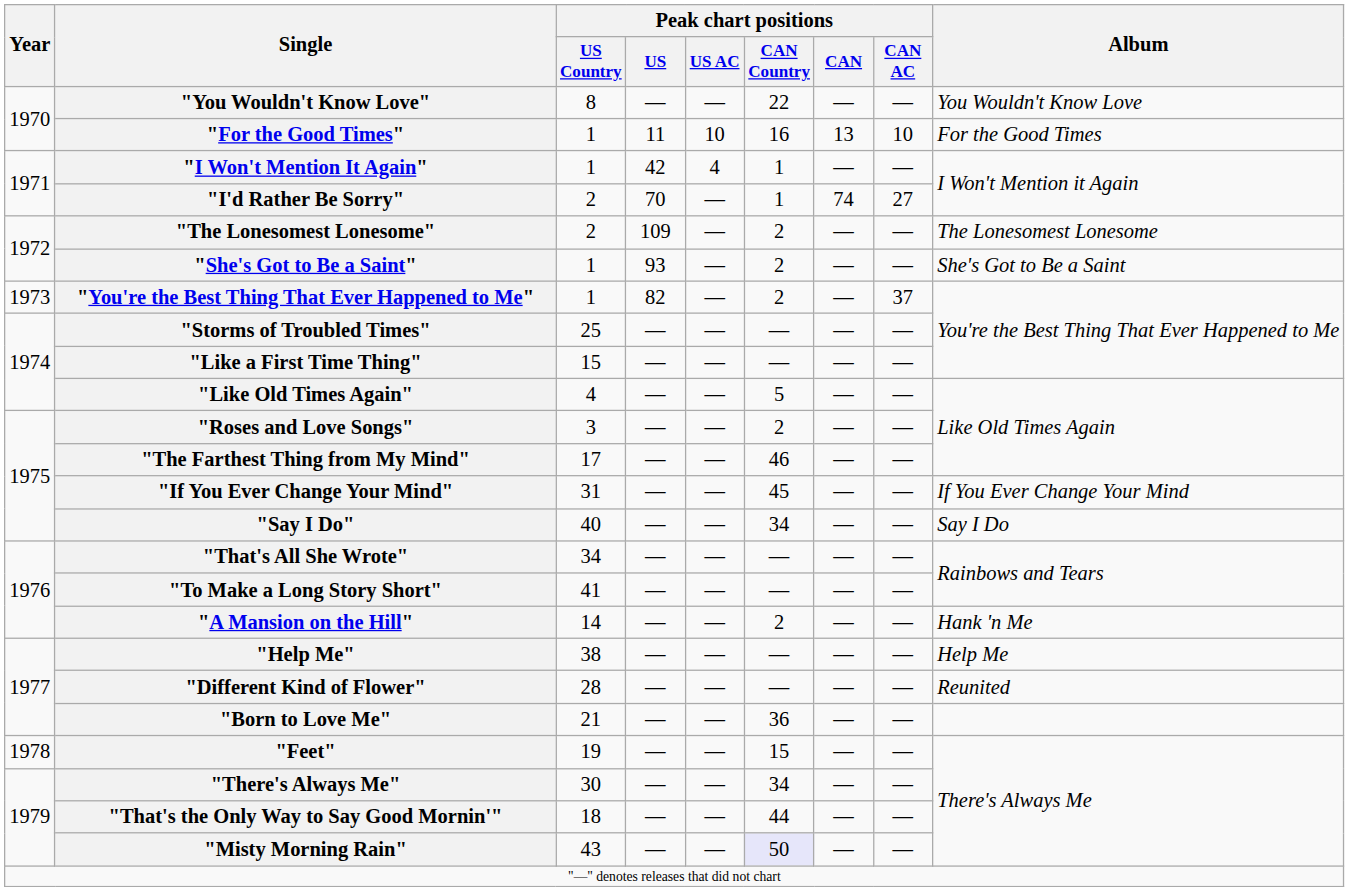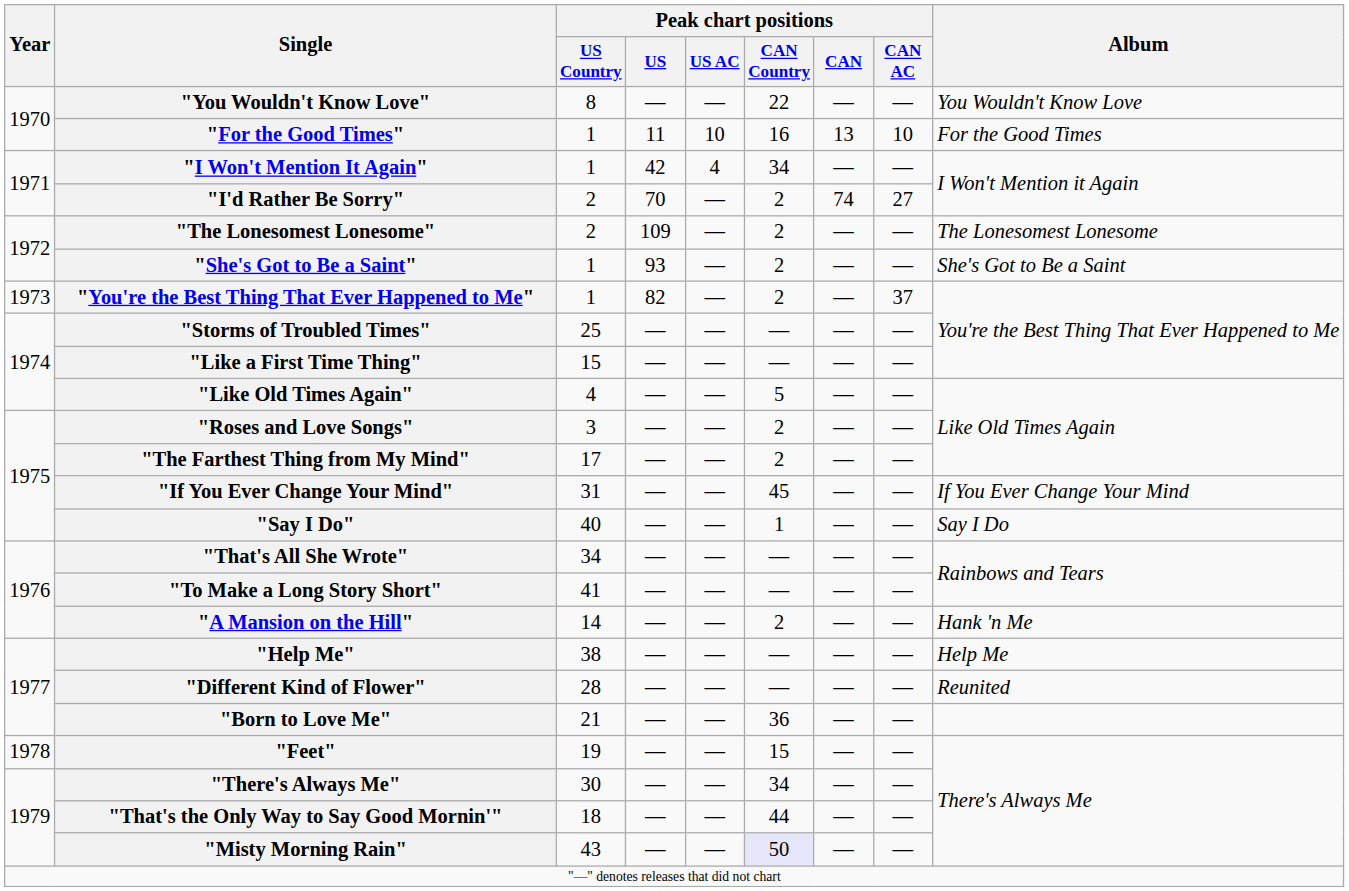(779, 167) 1 -> (779, 167) 34
(779, 199) 1 -> (779, 199) 2
(779, 459) 46 -> (779, 459) 2
(779, 524) 34 -> (779, 524) 1
